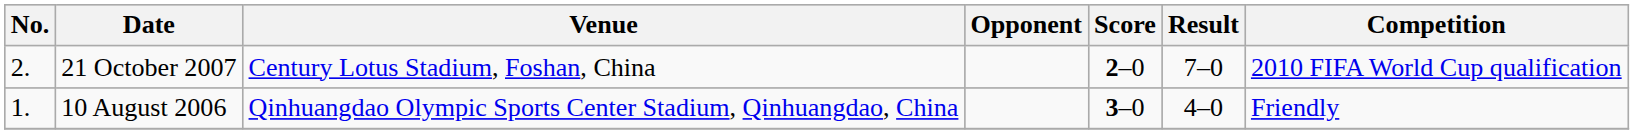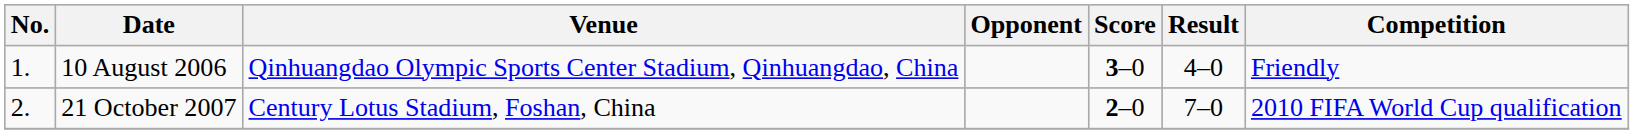rows swapped: (144, 107) <-> (149, 66)
